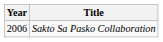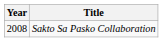(17, 28) 2006 -> (17, 28) 2008
